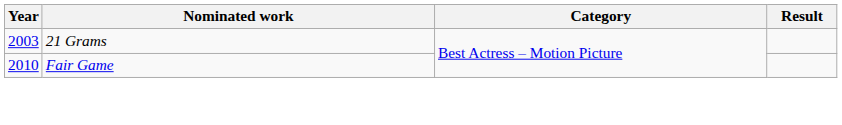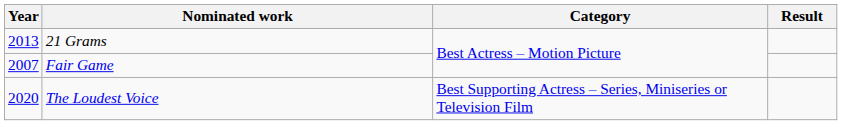(23, 41) 2003 -> (23, 41) 2013
(23, 65) 2010 -> (23, 65) 2007
+ row: (102, 98)
